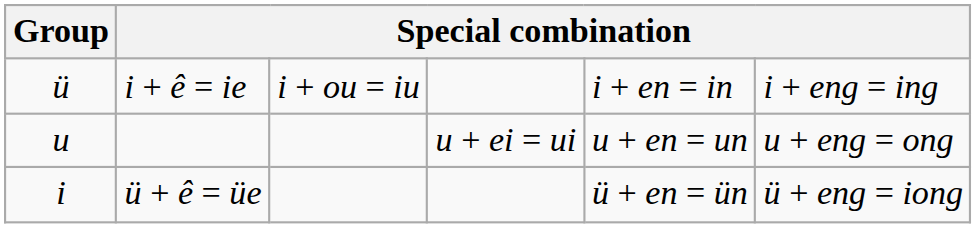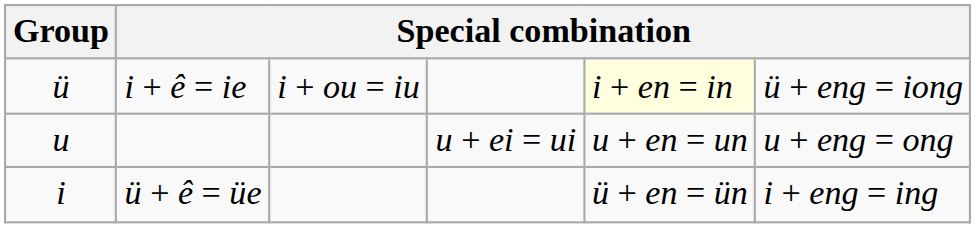(662, 85) no background -> (662, 85) lightyellow background
(851, 85) i + eng = ing -> (863, 85) ü + eng = iong
(863, 193) ü + eng = iong -> (851, 193) i + eng = ing
